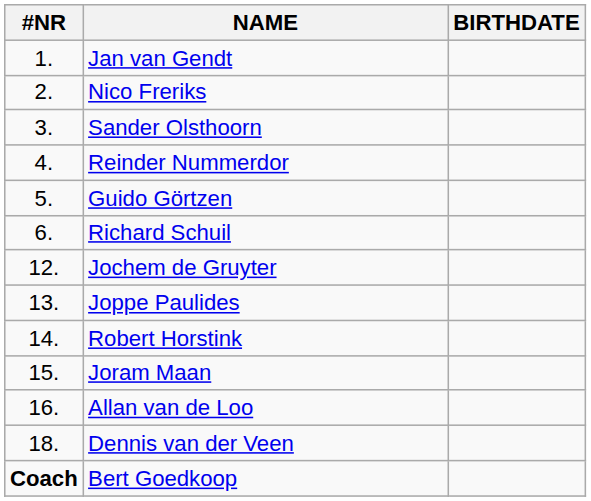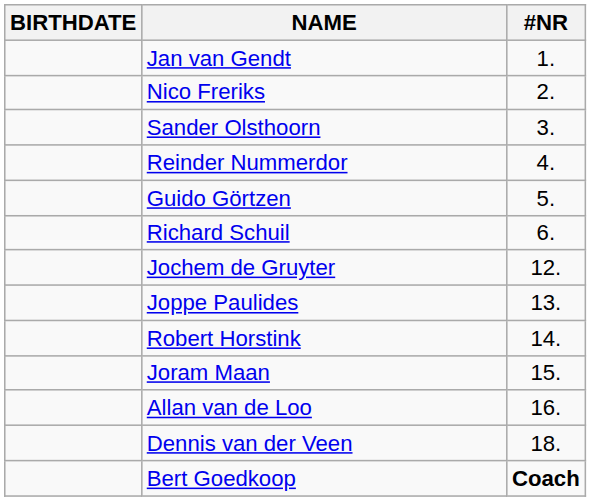columns swapped: (44, 23) <-> (516, 23)
